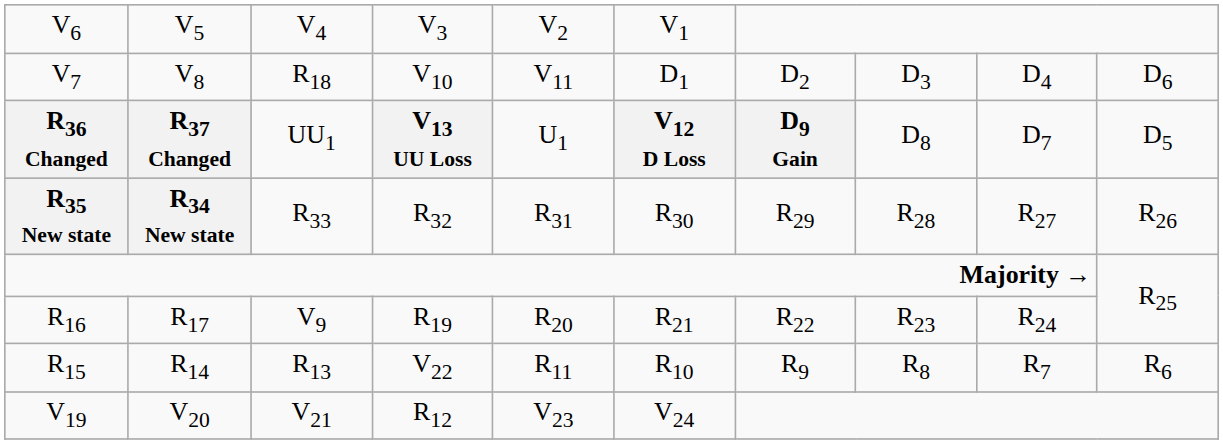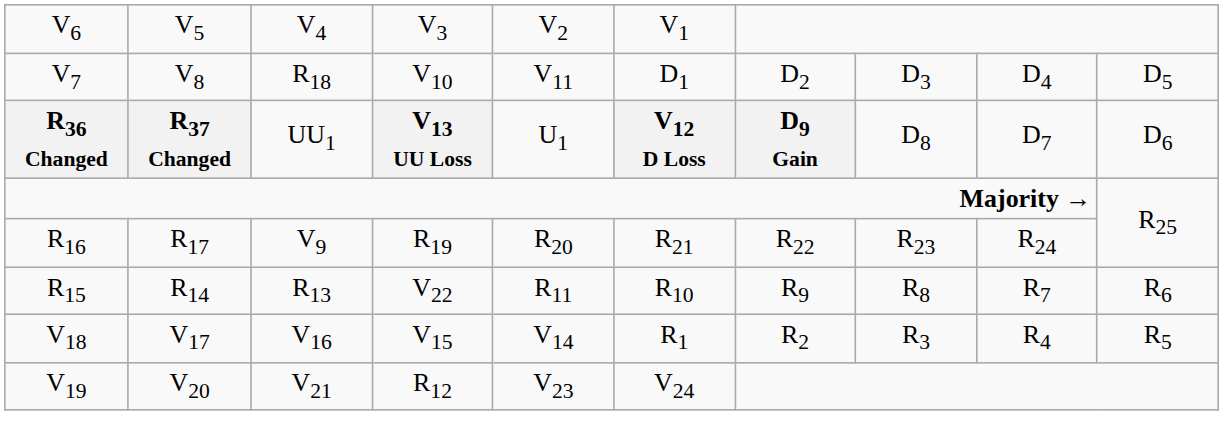(1158, 76) D6 -> (1158, 76) D5
(1158, 138) D5 -> (1158, 138) D6
- row: (66, 215)
+ row: (66, 338)
